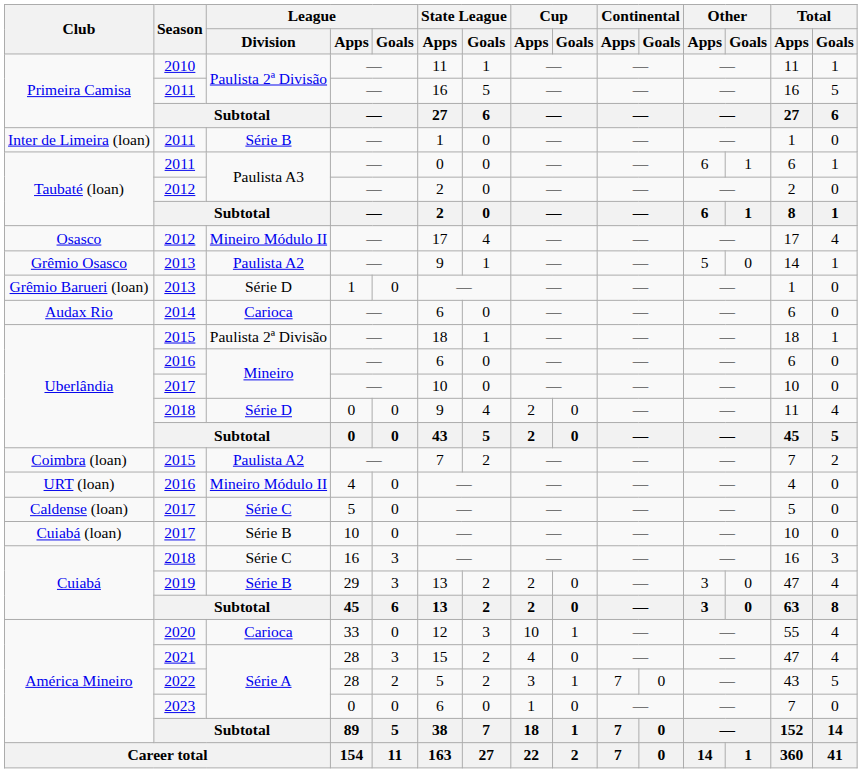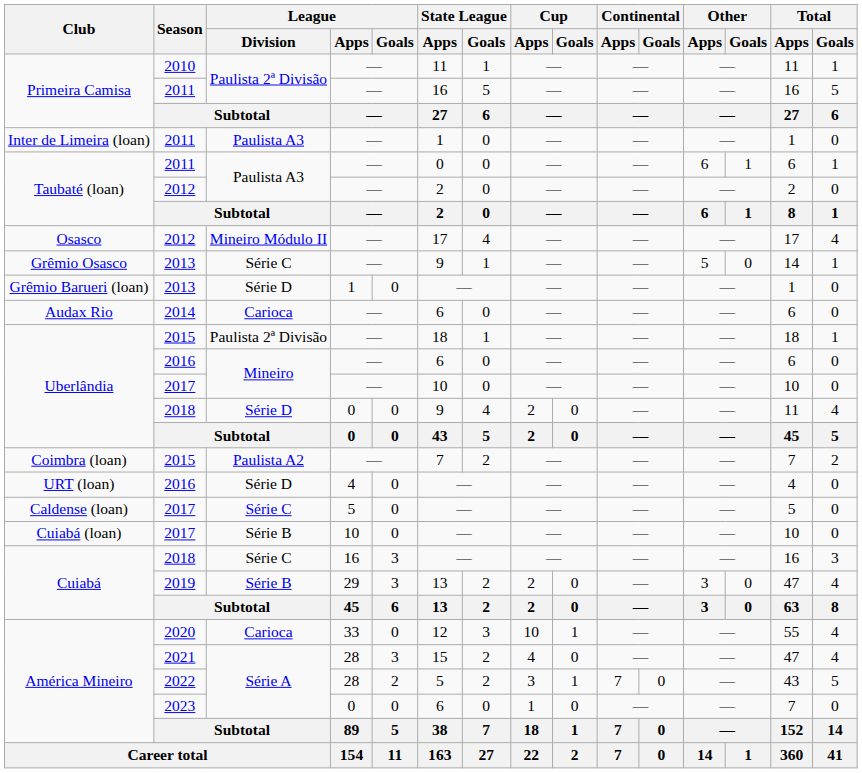(268, 139) Série B -> (268, 139) Paulista A3
(268, 262) Paulista A2 -> (268, 262) Série C
(268, 484) Mineiro Módulo II -> (268, 484) Série D
